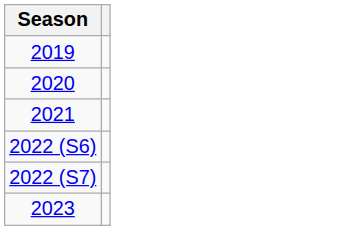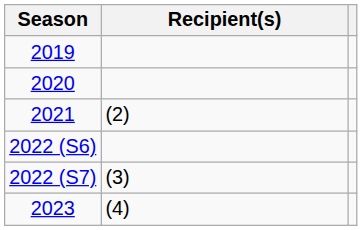+ column: (224, 20)
